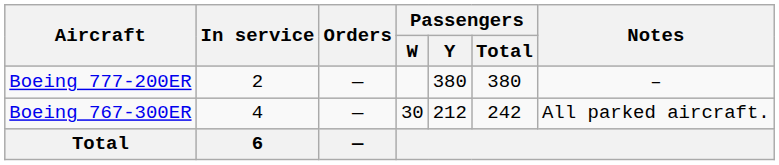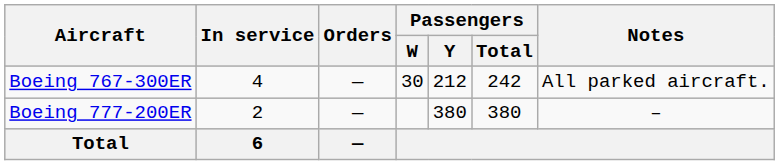rows swapped: (100, 113) <-> (100, 82)
